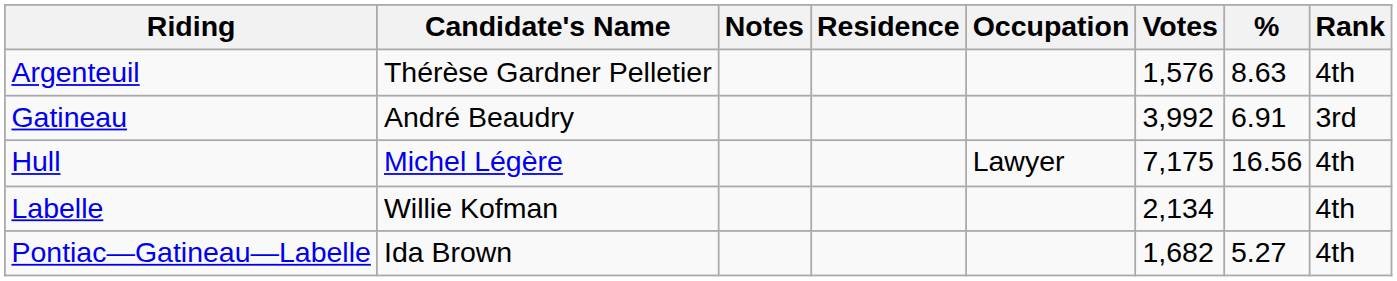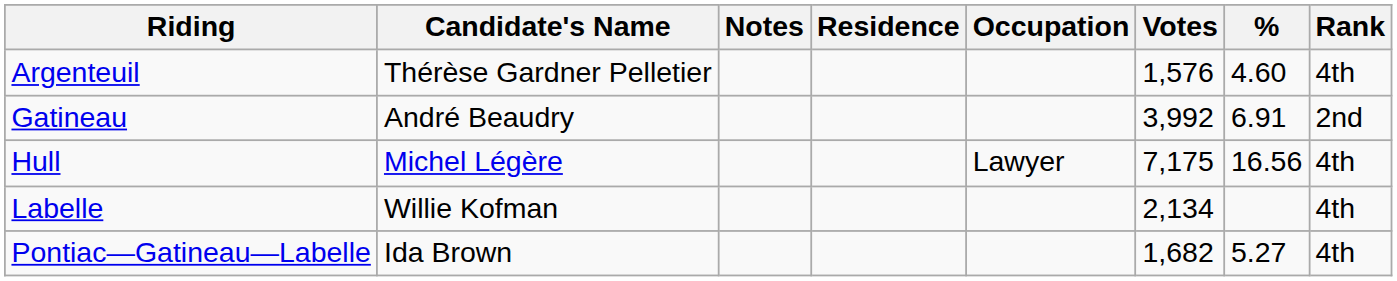(1259, 72) 8.63 -> (1259, 72) 4.60
(1336, 117) 3rd -> (1339, 117) 2nd
